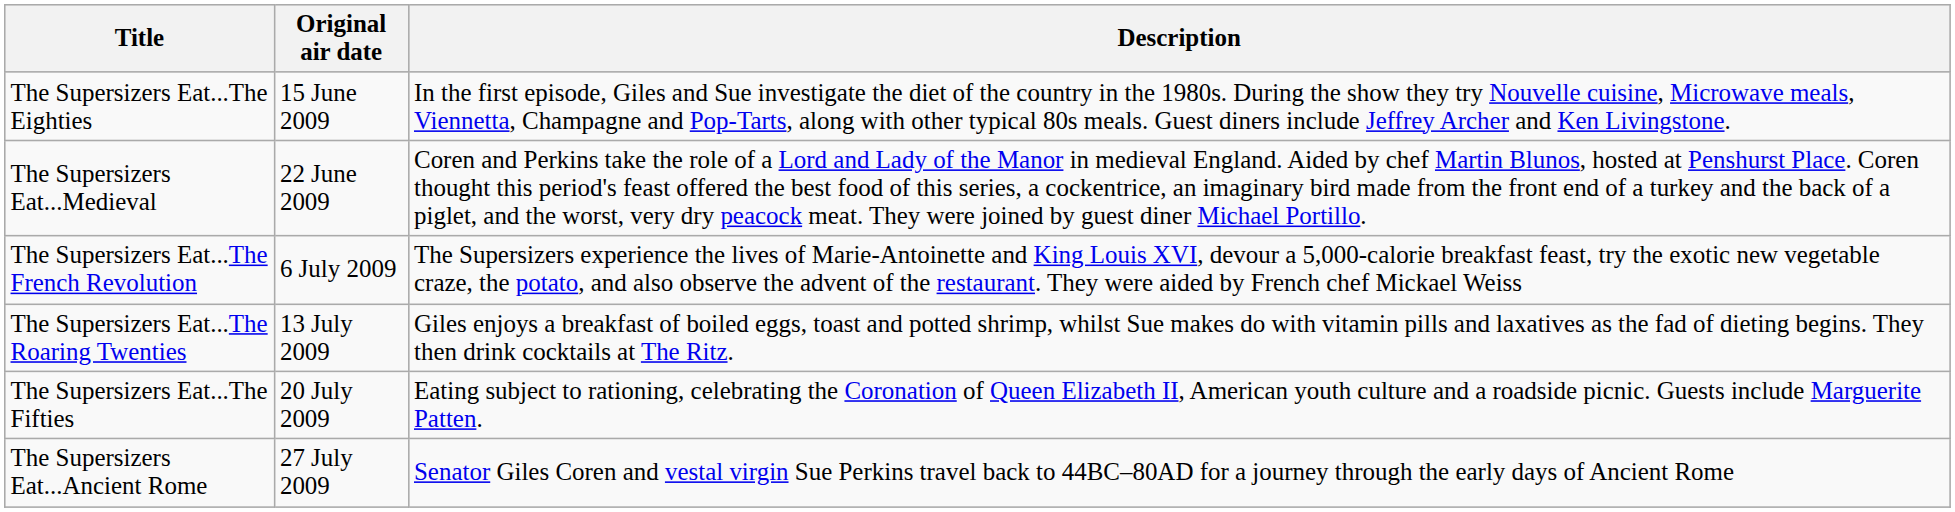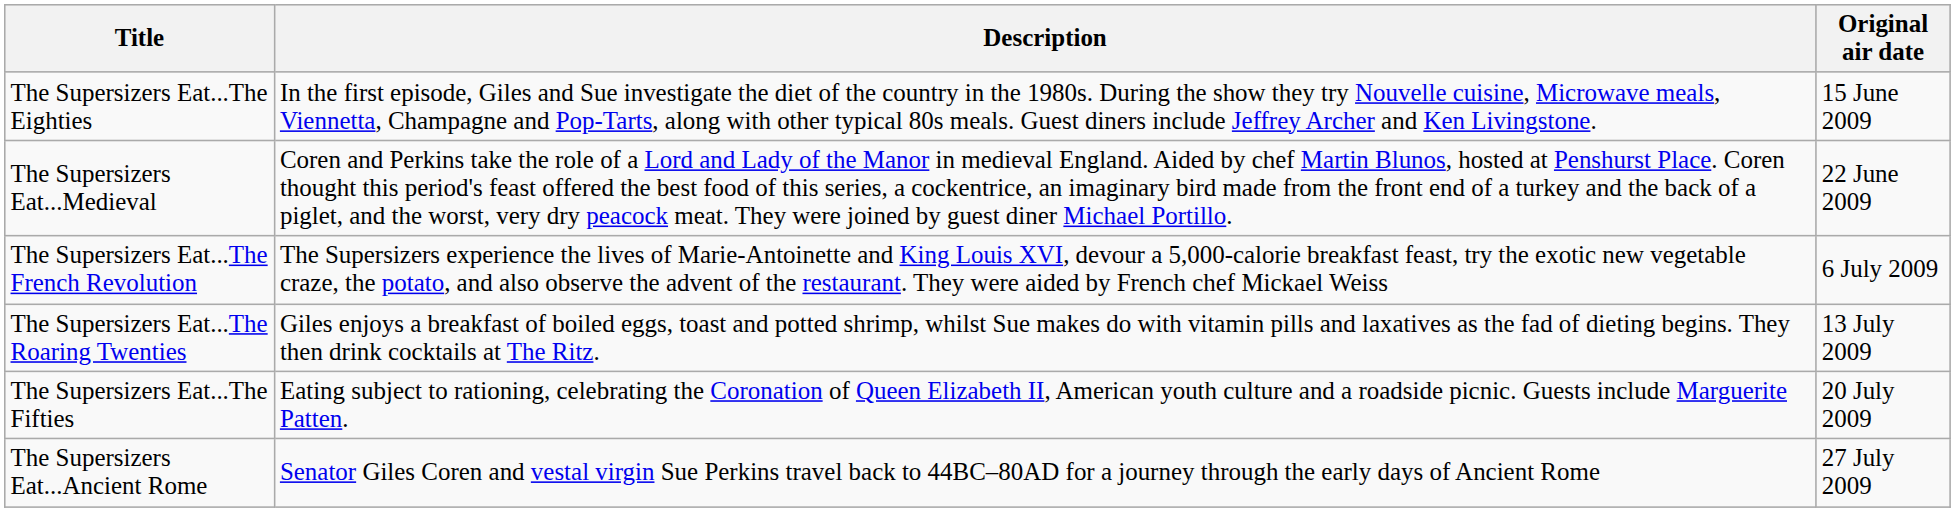columns swapped: (1179, 38) <-> (341, 38)
